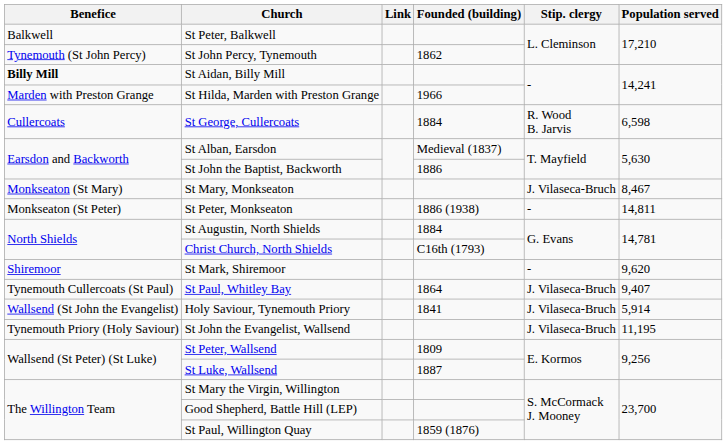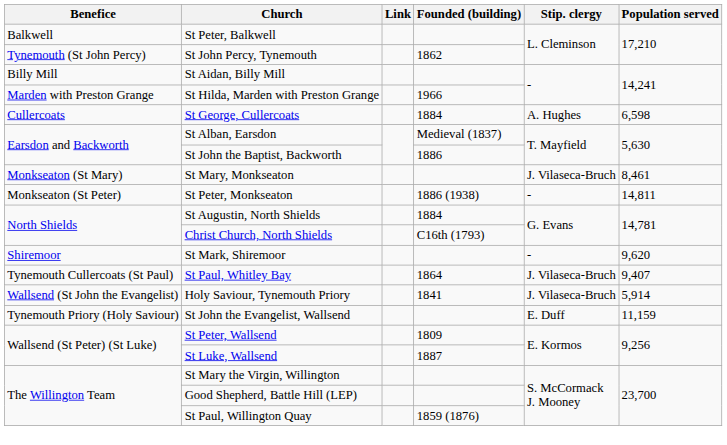(33, 74) bold -> (32, 74) normal
(549, 121) R. Wood B. Jarvis -> (554, 114) A. Hughes
(636, 189) 8,467 -> (636, 174) 8,461
(571, 329) J. Vilaseca-Bruch -> (546, 315) E. Duff
(639, 329) 11,195 -> (639, 315) 11,159
